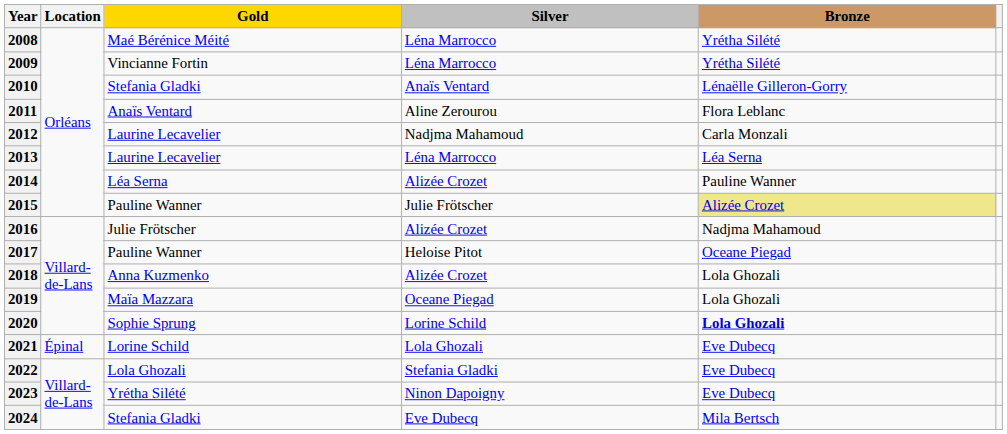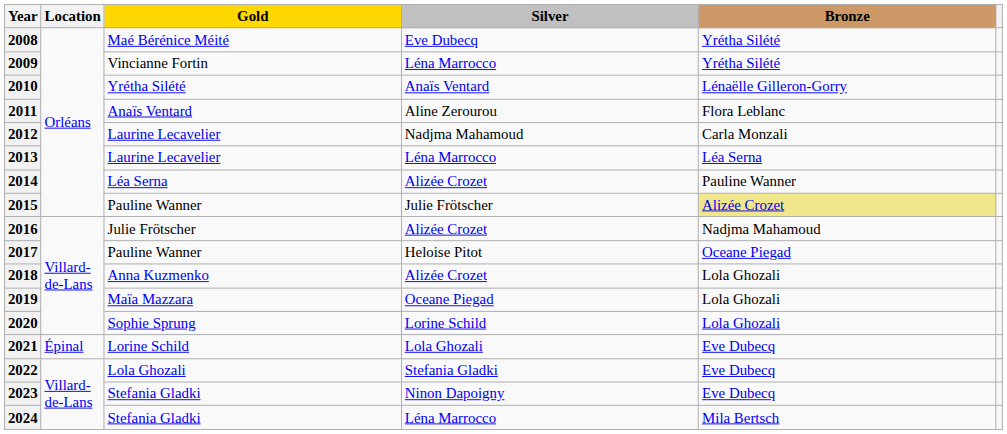(450, 39) Léna Marrocco -> (441, 39) Eve Dubecq
(154, 87) Stefania Gladki -> (147, 87) Yrétha Silété
(743, 323) bold -> (741, 323) normal
(147, 393) Yrétha Silété -> (154, 393) Stefania Gladki
(441, 417) Eve Dubecq -> (450, 417) Léna Marrocco
